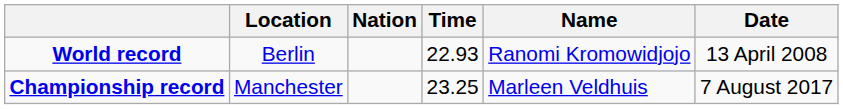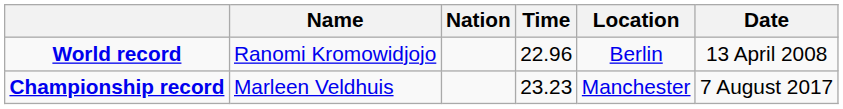columns swapped: (589, 20) <-> (288, 20)
(453, 53) 22.93 -> (546, 53) 22.96
(453, 86) 23.25 -> (546, 86) 23.23
